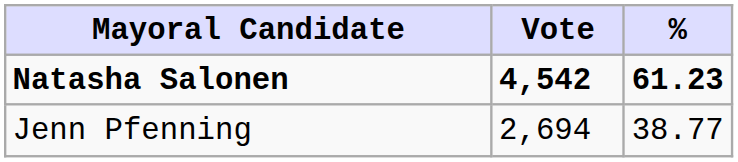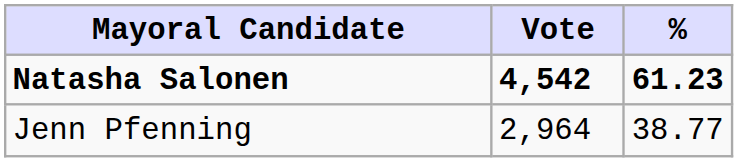(545, 130) 2,694 -> (545, 130) 2,964
